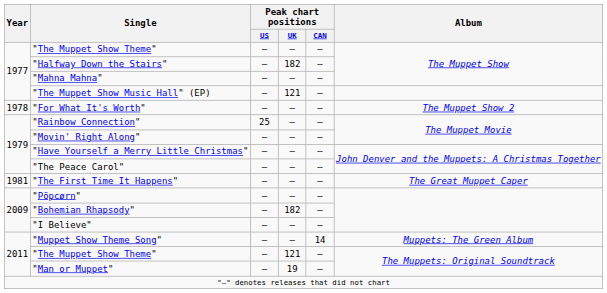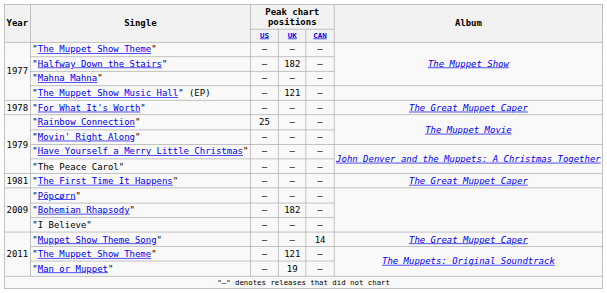(468, 108) The Muppet Show 2 -> (468, 108) The Great Muppet Caper
(468, 239) Muppets: The Green Album -> (468, 239) The Great Muppet Caper
